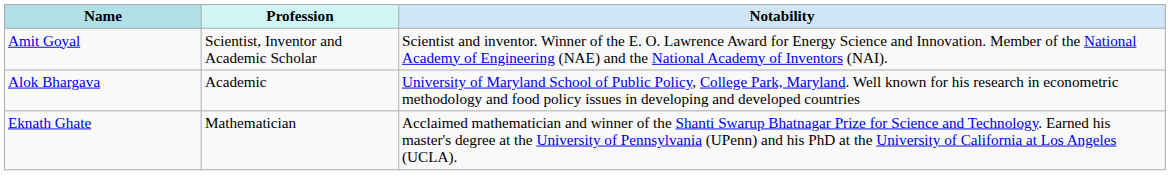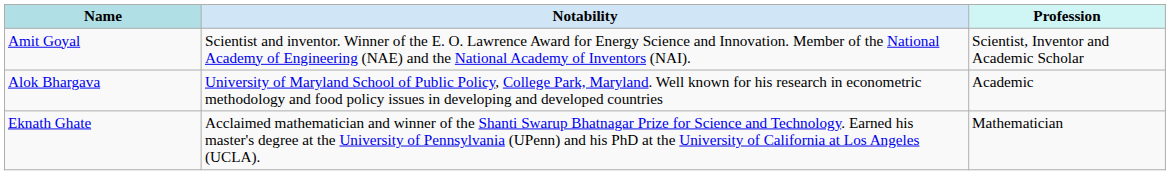columns swapped: (300, 16) <-> (782, 16)
